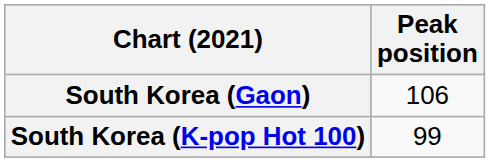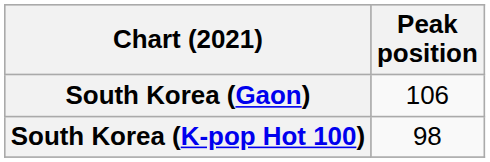(427, 136) 99 -> (427, 136) 98
